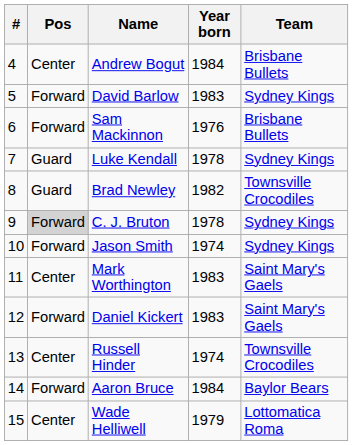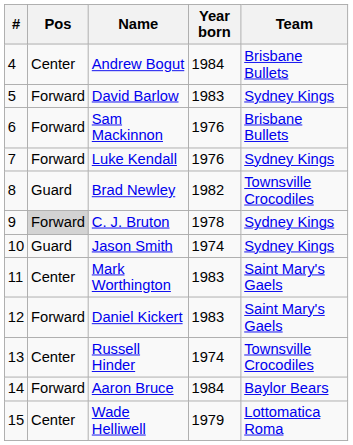(51, 159) Guard -> (58, 159) Forward
(208, 159) 1978 -> (208, 159) 1976
(58, 245) Forward -> (51, 245) Guard
